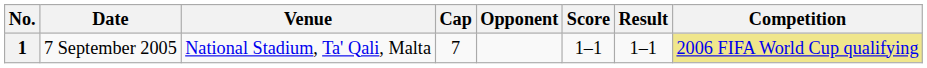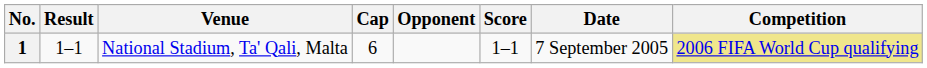columns swapped: (110, 18) <-> (643, 18)
(456, 47) 7 -> (373, 47) 6
